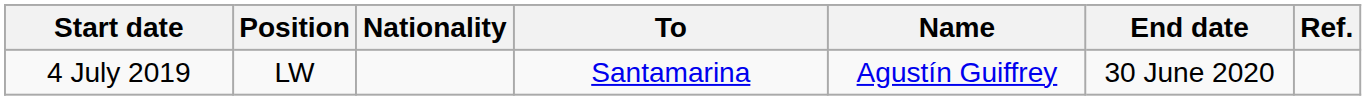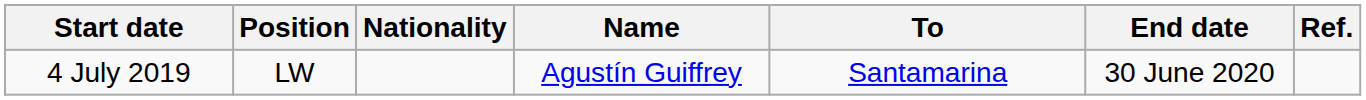columns swapped: (957, 28) <-> (671, 28)
